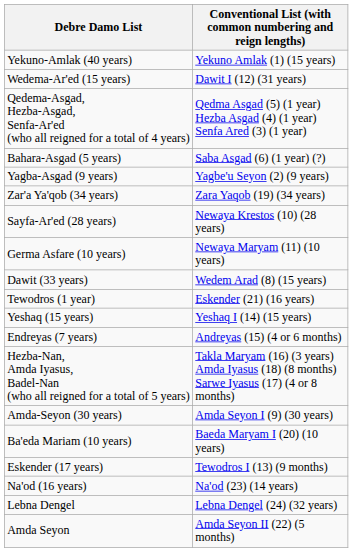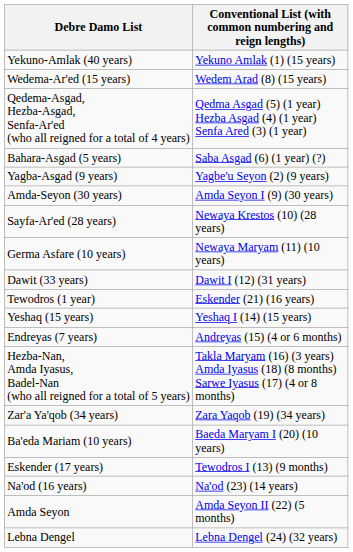(251, 79) Dawit I (12) (31 years) -> (261, 79) Wedem Arad (8) (15 years)
rows swapped: (64, 415) <-> (63, 195)
(261, 279) Wedem Arad (8) (15 years) -> (251, 279) Dawit I (12) (31 years)
rows swapped: (38, 530) <-> (41, 505)
